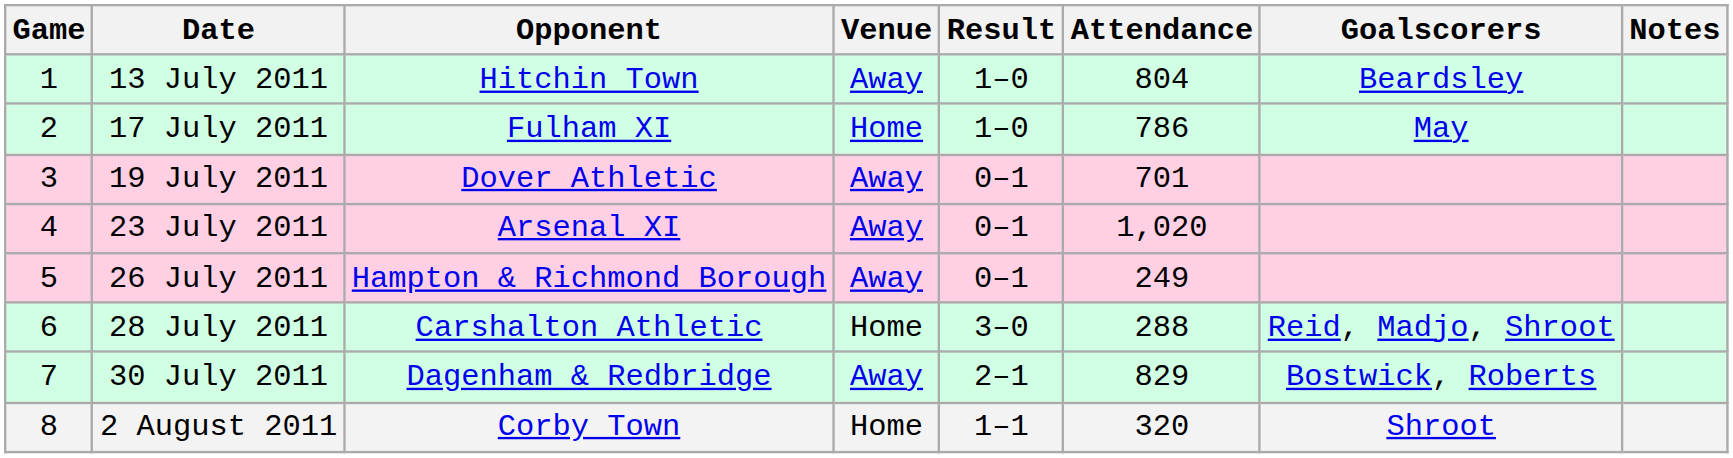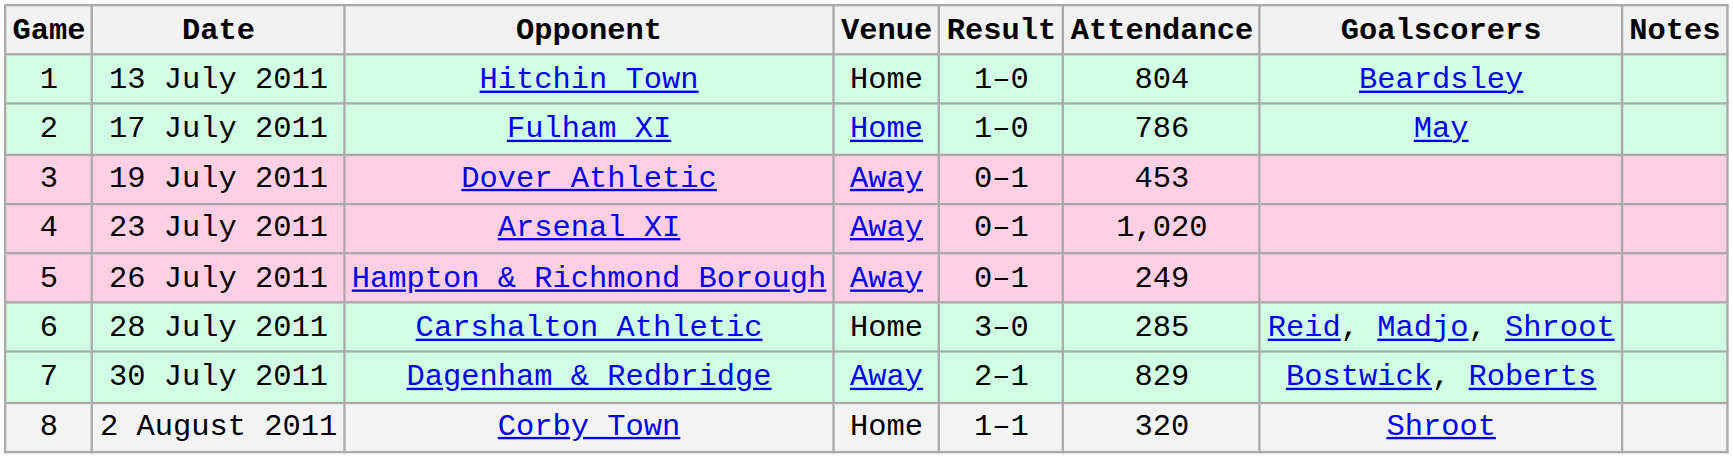(887, 80) Away -> (887, 80) Home
(1162, 179) 701 -> (1162, 179) 453
(1162, 327) 288 -> (1162, 327) 285
